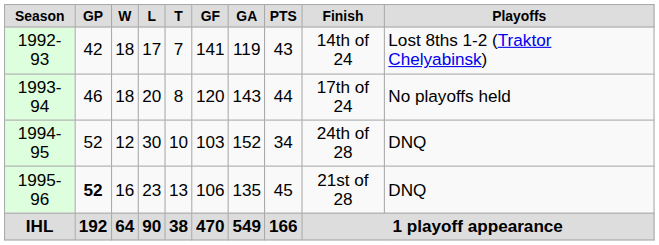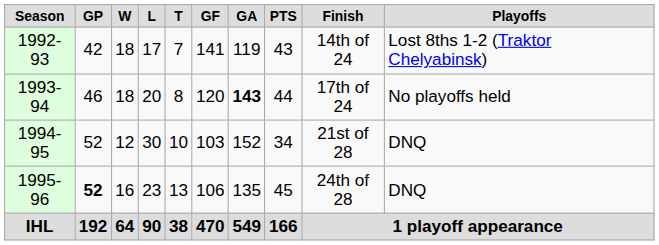(247, 96) normal -> (247, 96) bold
(343, 143) 24th of 28 -> (343, 143) 21st of 28
(343, 189) 21st of 28 -> (343, 189) 24th of 28
